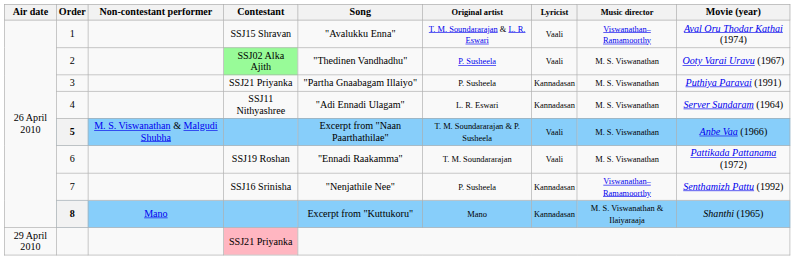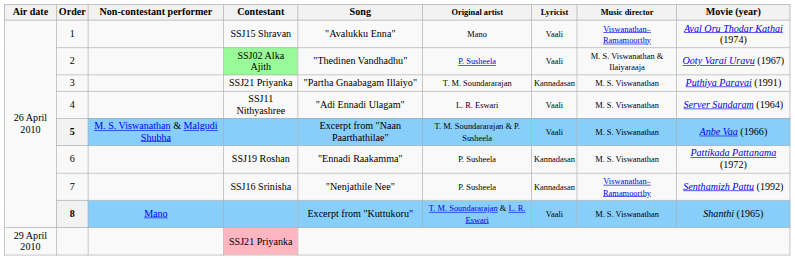(477, 34) T. M. Soundararajan & L. R. Eswari -> (477, 34) Mano
(627, 62) M. S. Viswanathan -> (627, 62) M. S. Viswanathan & Ilaiyaraaja
(477, 83) P. Susheela -> (477, 83) T. M. Soundararajan
(554, 105) Kannadasan -> (554, 105) Vaali
(477, 160) T. M. Soundararajan -> (477, 160) P. Susheela
(554, 160) Vaali -> (554, 160) Kannadasan
(477, 214) Mano -> (477, 214) T. M. Soundararajan & L. R. Eswari
(554, 214) Kannadasan -> (554, 214) Vaali
(627, 214) M. S. Viswanathan & Ilaiyaraaja -> (627, 214) M. S. Viswanathan
